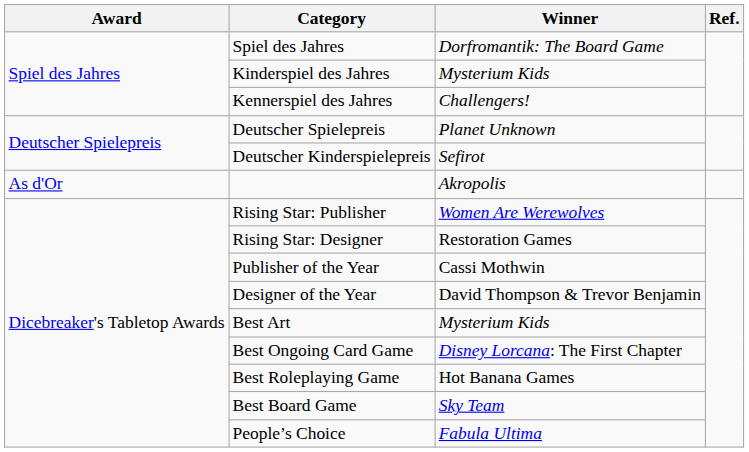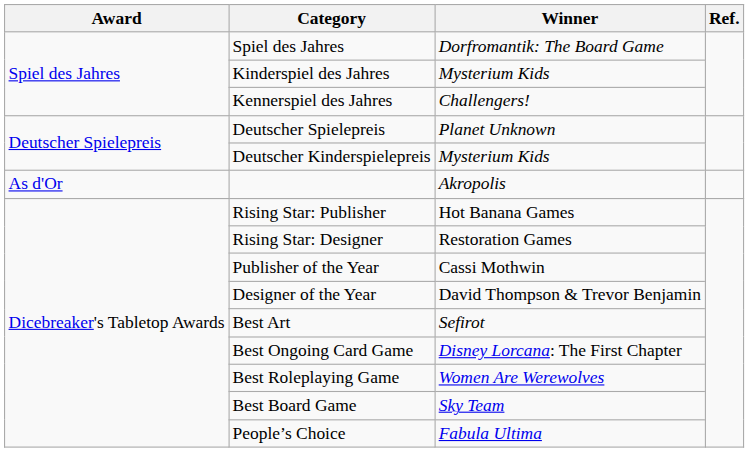(462, 156) Sefirot -> (494, 156) Mysterium Kids
(522, 211) Women Are Werewolves -> (507, 211) Hot Banana Games
(494, 322) Mysterium Kids -> (462, 322) Sefirot
(507, 377) Hot Banana Games -> (522, 377) Women Are Werewolves
